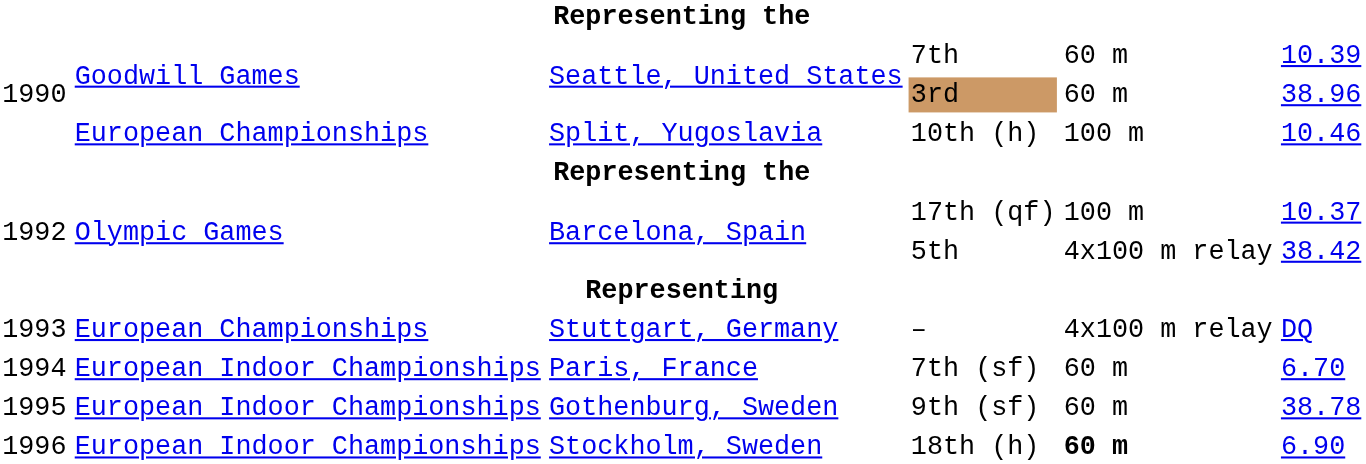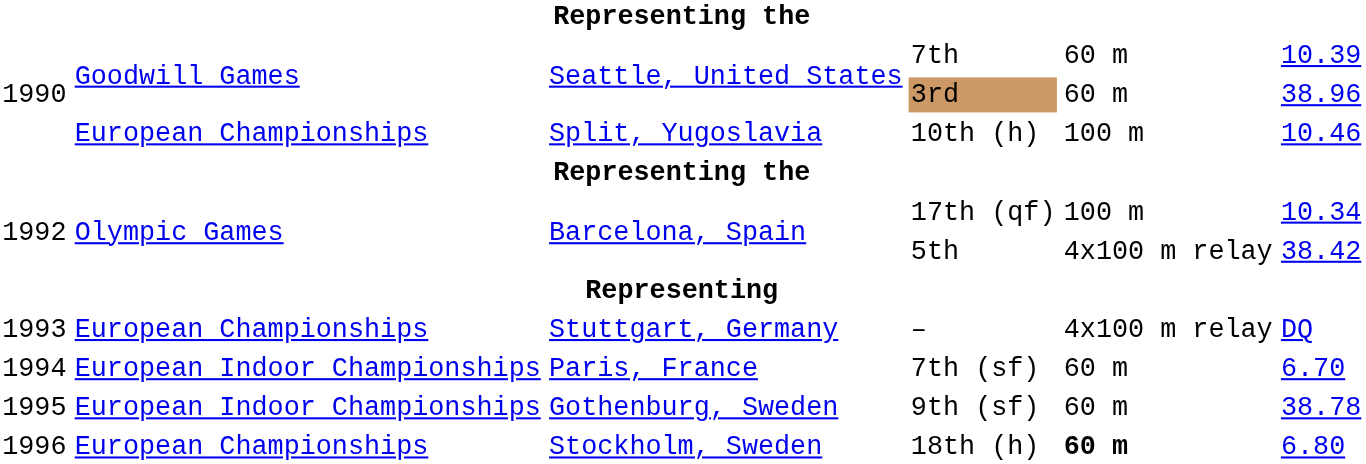(1321, 212) 10.37 -> (1321, 212) 10.34
(308, 447) European Indoor Championships -> (252, 447) European Championships
(1313, 447) 6.90 -> (1313, 447) 6.80
